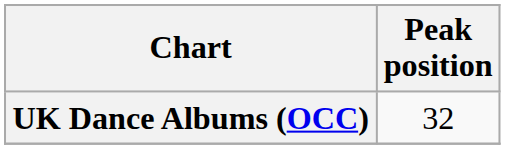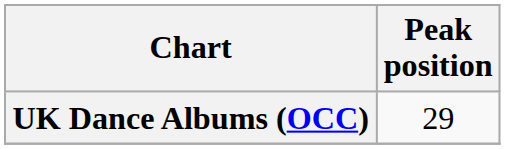(438, 117) 32 -> (438, 117) 29
